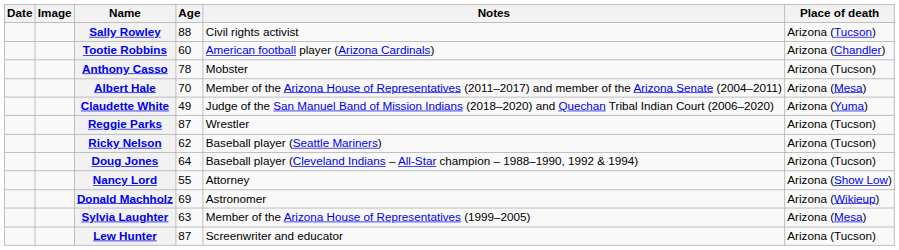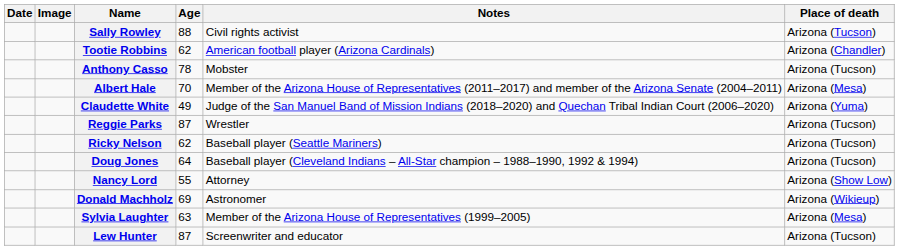(185, 50) 60 -> (185, 50) 62
